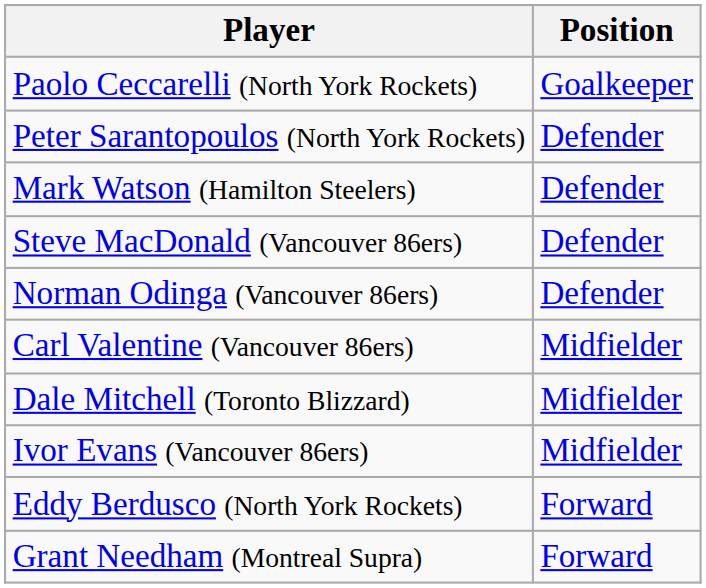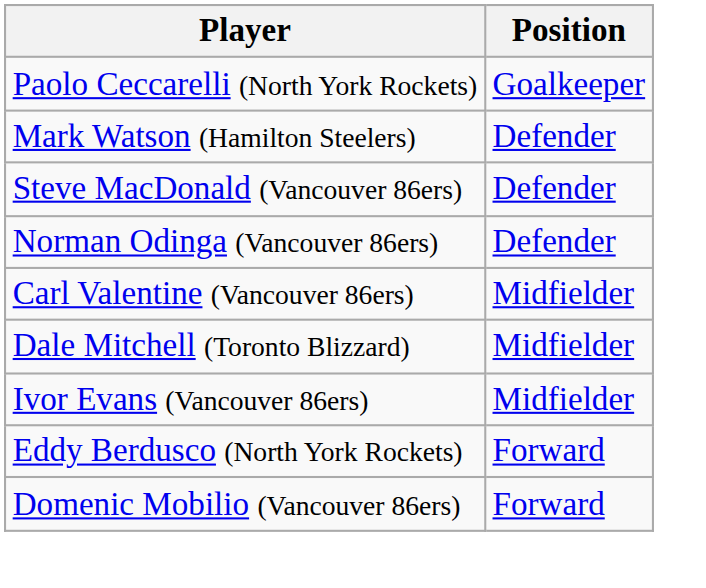- row: (269, 135)
+ row: (237, 503)
- row: (218, 556)
